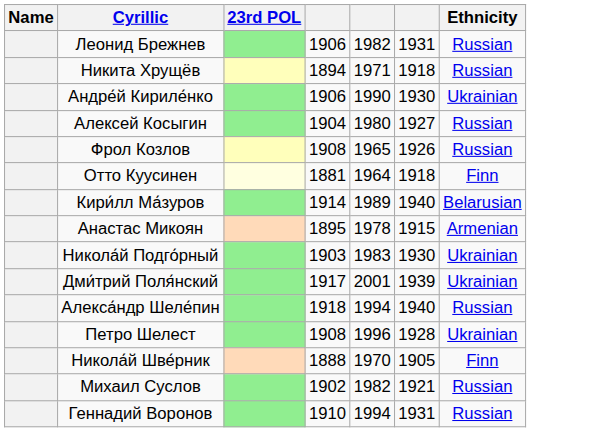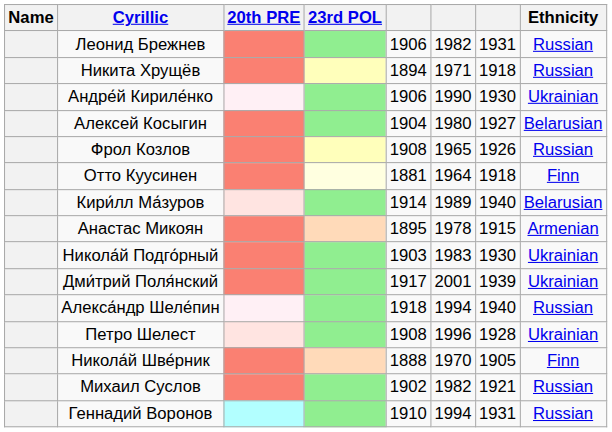+ column: (264, 17)
(482, 123) Russian -> (563, 123) Belarusian
